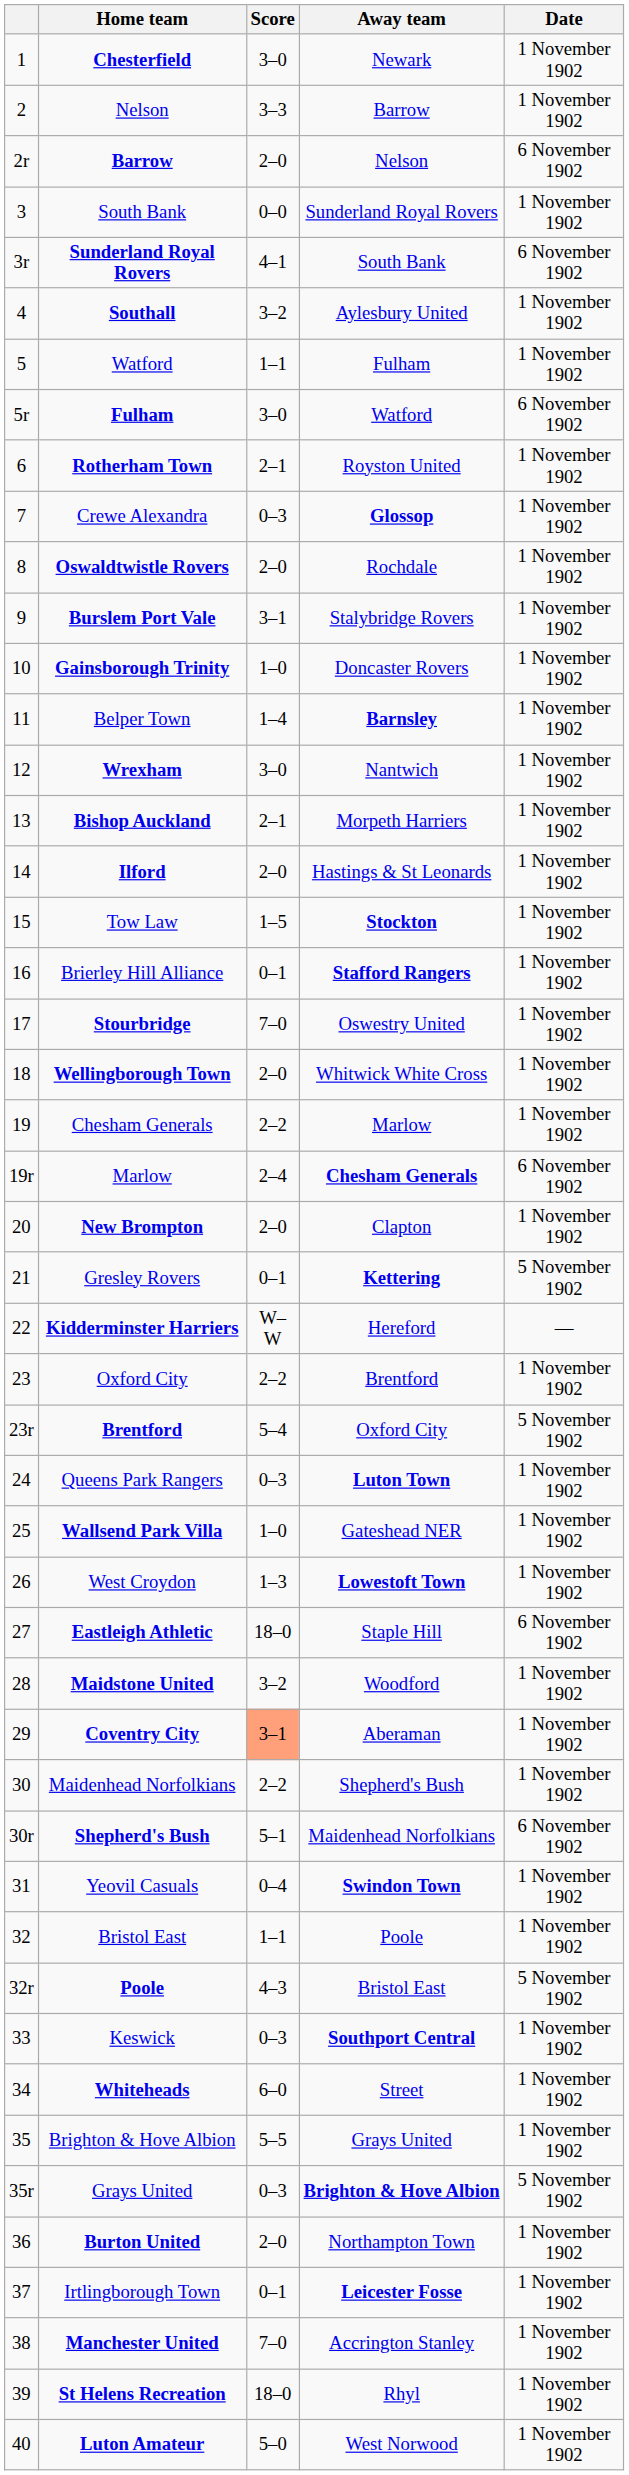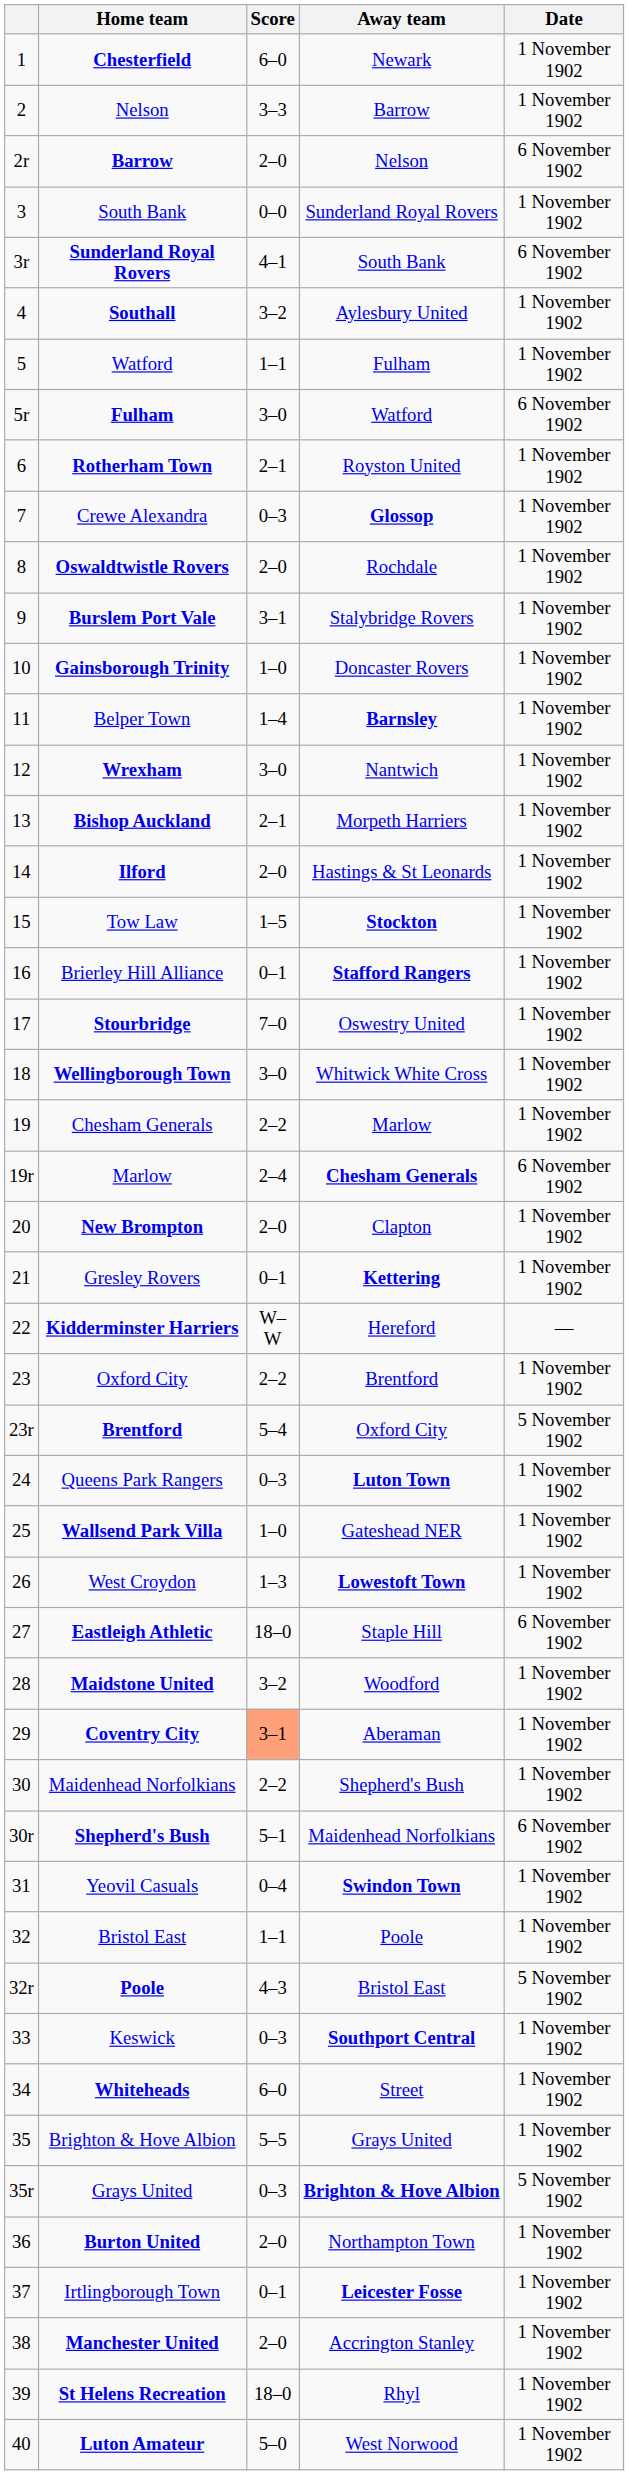(273, 59) 3–0 -> (273, 59) 6–0
(273, 1074) 2–0 -> (273, 1074) 3–0
(564, 1277) 5 November 1902 -> (564, 1277) 1 November 1902
(273, 2343) 7–0 -> (273, 2343) 2–0
